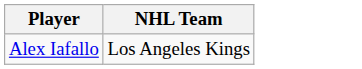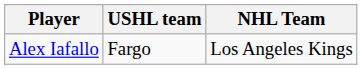+ column: (155, 19)
